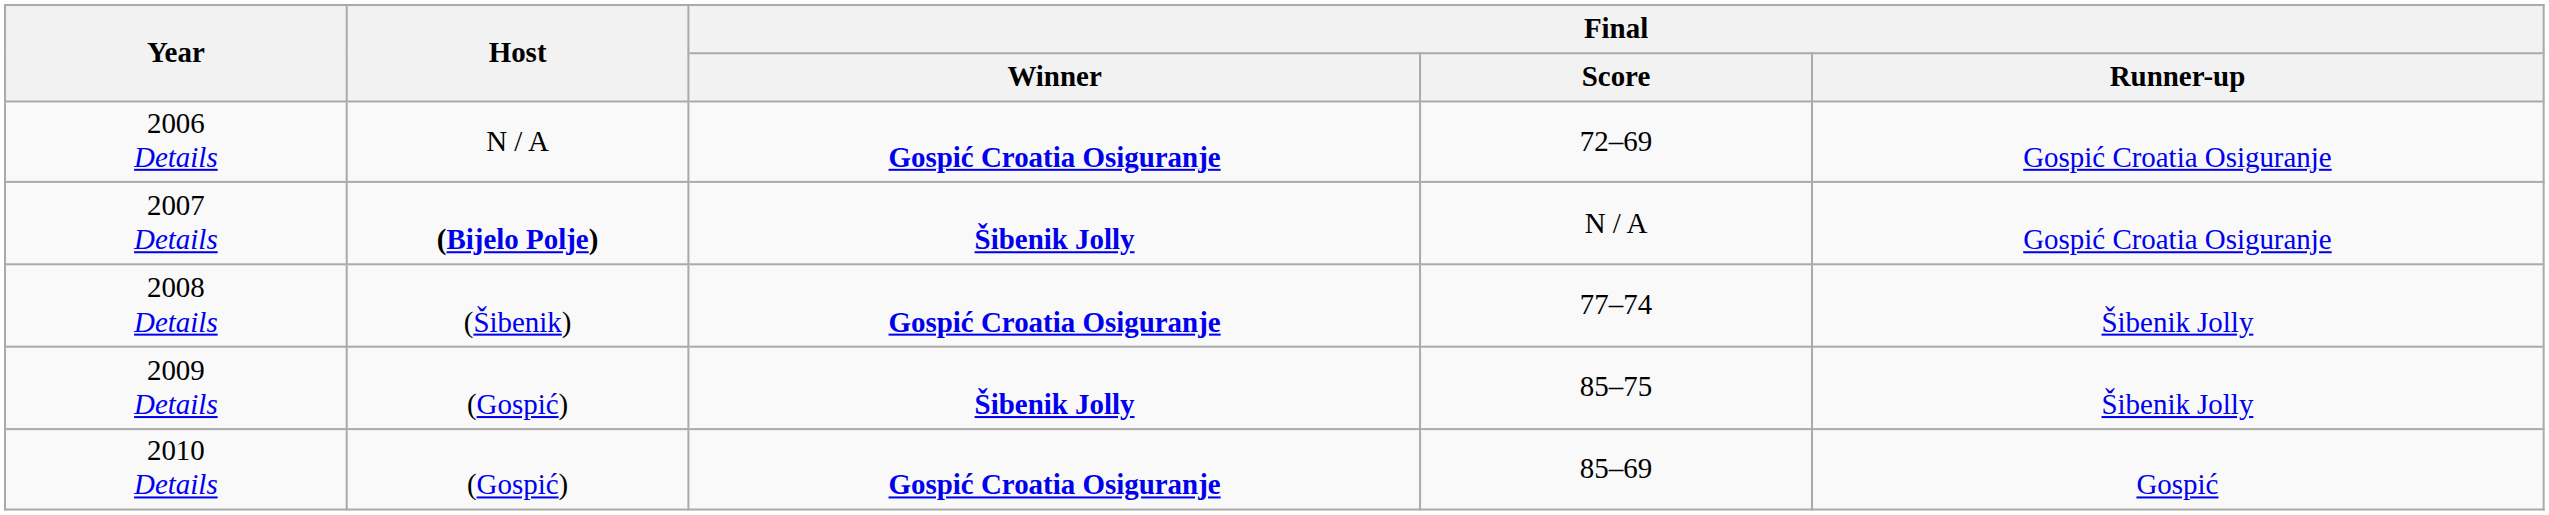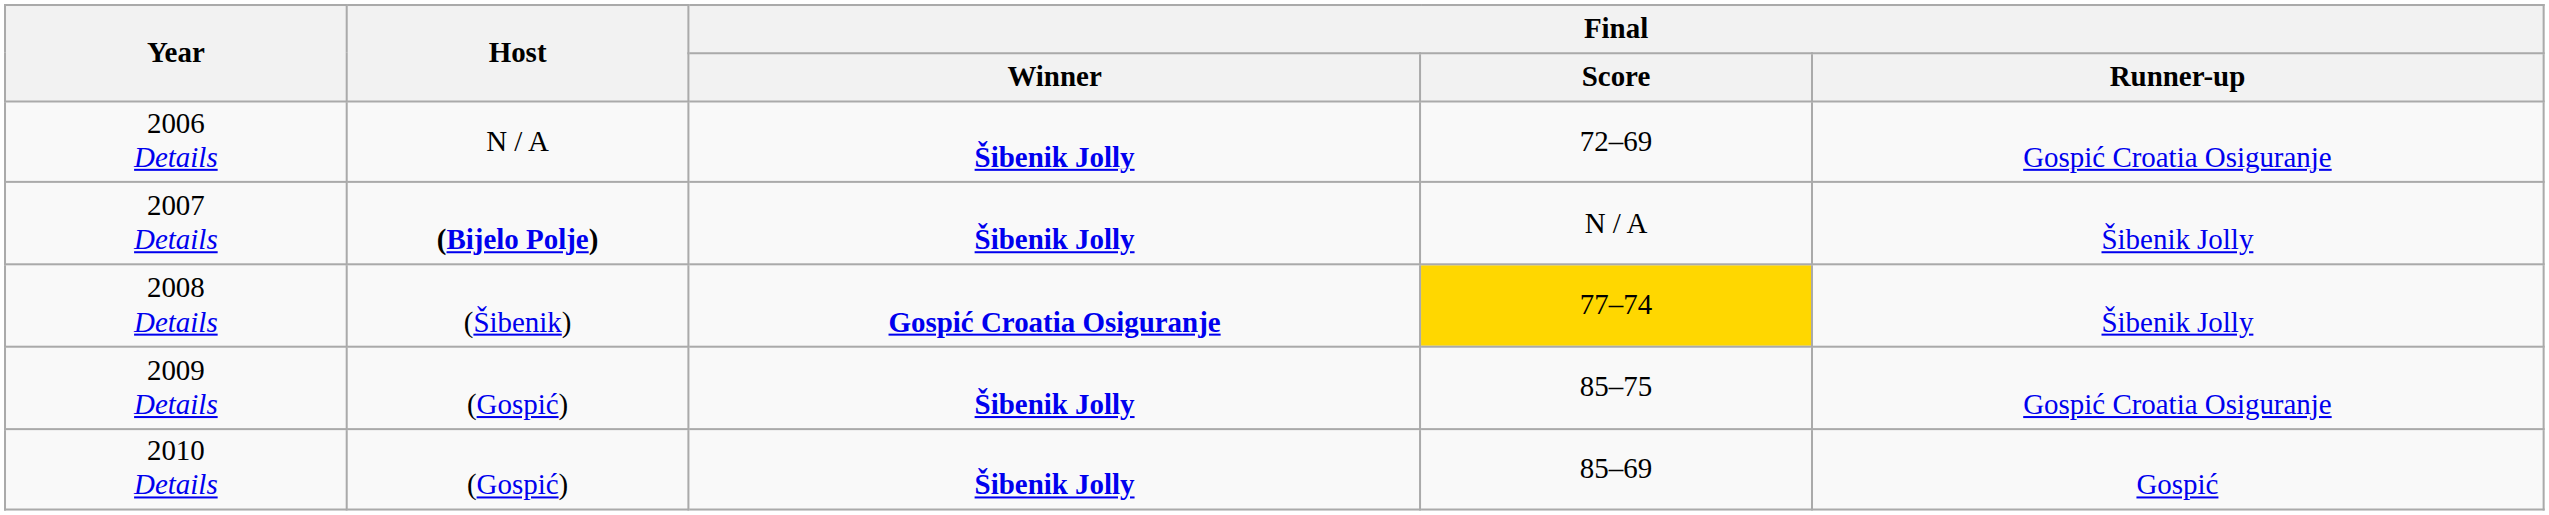(1055, 158) Gospić Croatia Osiguranje -> (1055, 158) Šibenik Jolly
(2177, 240) Gospić Croatia Osiguranje -> (2177, 240) Šibenik Jolly
(1616, 305) no background -> (1616, 305) gold background
(2177, 404) Šibenik Jolly -> (2177, 404) Gospić Croatia Osiguranje
(1055, 486) Gospić Croatia Osiguranje -> (1055, 486) Šibenik Jolly
